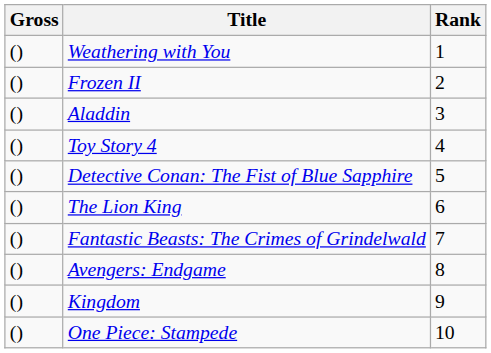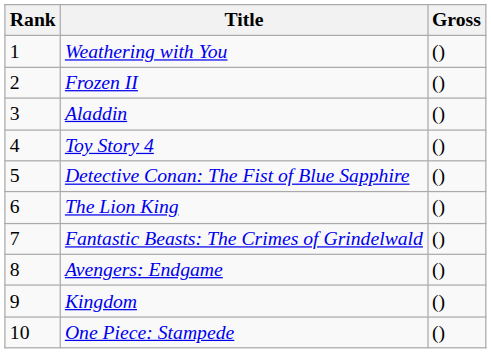columns swapped: (458, 20) <-> (34, 20)
